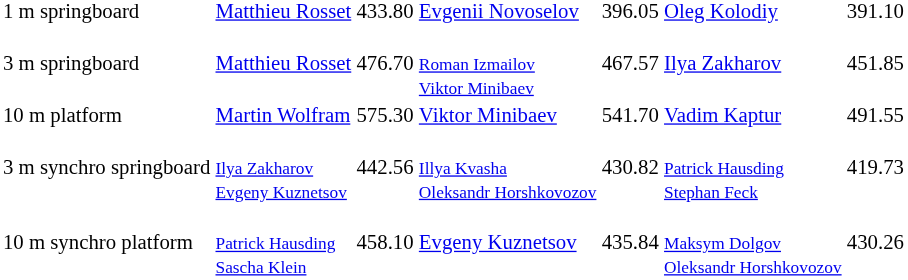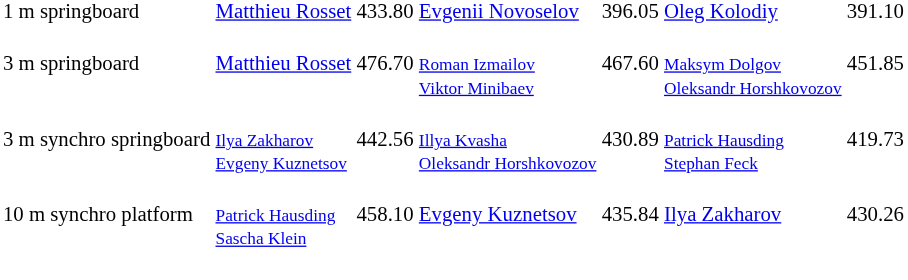(630, 63) 467.57 -> (630, 63) 467.60
(723, 63) Ilya Zakharov -> (753, 76) Maksym Dolgov Oleksandr Horshkovozov
- row: (62, 115)
(630, 167) 430.82 -> (630, 138) 430.89
(753, 255) Maksym Dolgov Oleksandr Horshkovozov -> (723, 214) Ilya Zakharov
